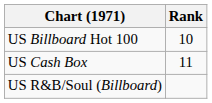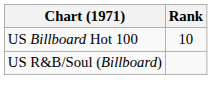- row: (48, 62)
